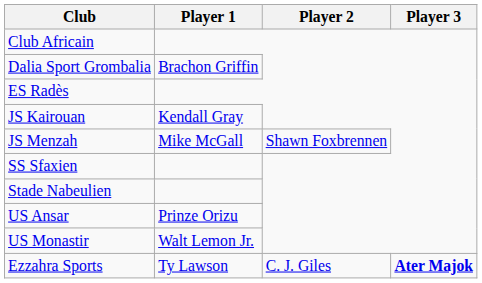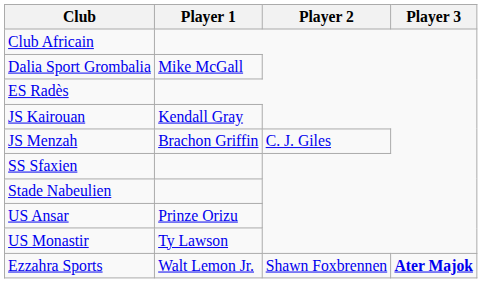(208, 66) Brachon Griffin -> (201, 66) Mike McGall
(201, 141) Mike McGall -> (208, 141) Brachon Griffin
(326, 141) Shawn Foxbrennen -> (298, 141) C. J. Giles
(206, 240) Walt Lemon Jr. -> (193, 240) Ty Lawson
(193, 265) Ty Lawson -> (206, 265) Walt Lemon Jr.
(298, 265) C. J. Giles -> (326, 265) Shawn Foxbrennen
